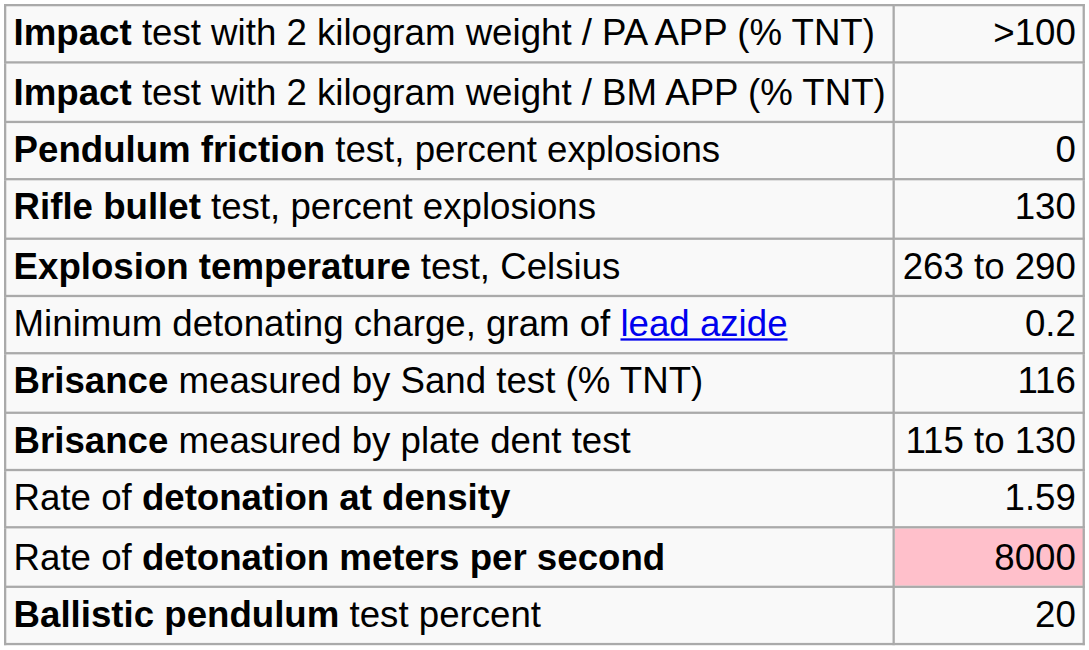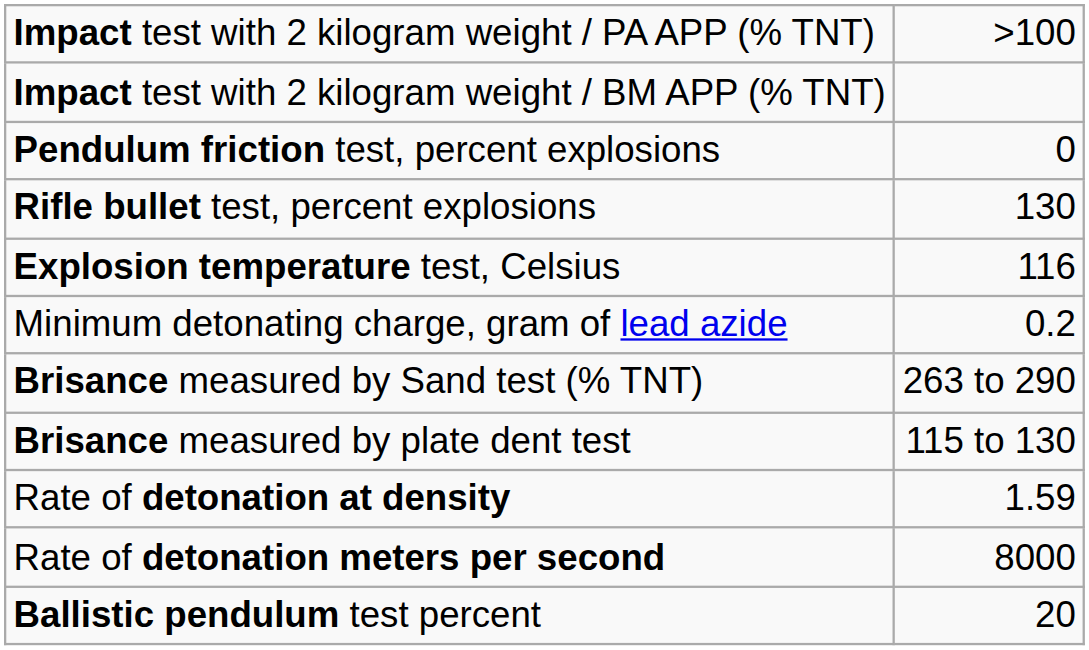(989, 265) 263 to 290 -> (1047, 265) 116
(1047, 382) 116 -> (989, 382) 263 to 290
(1035, 556) pink background -> (1035, 556) no background
